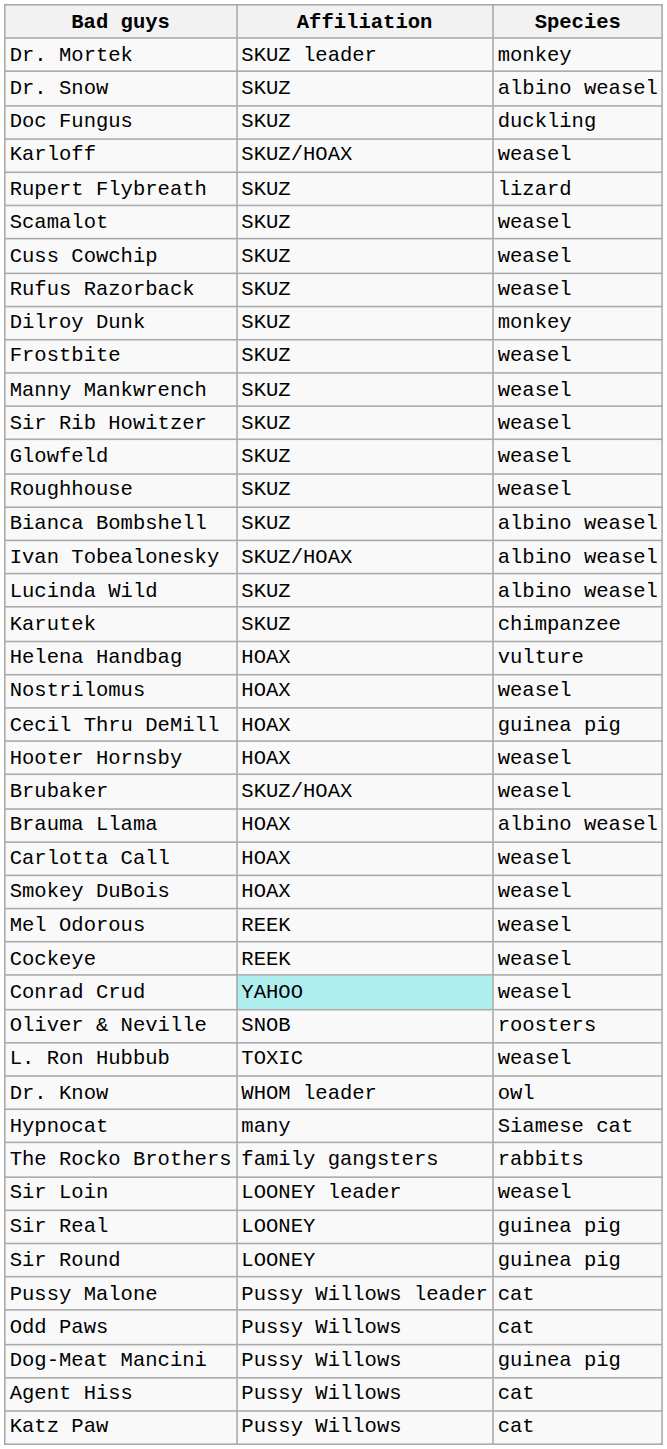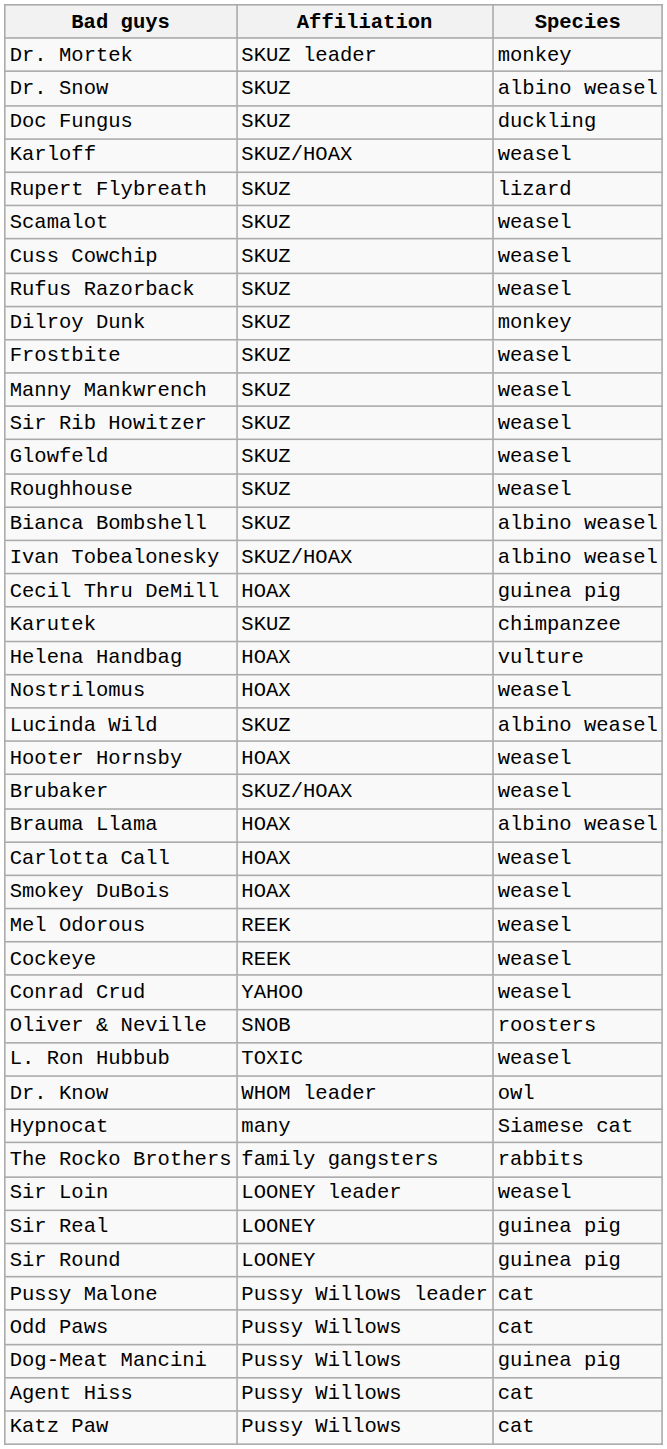rows swapped: (84, 591) <-> (114, 725)
(272, 992) paleturquoise background -> (272, 992) no background
